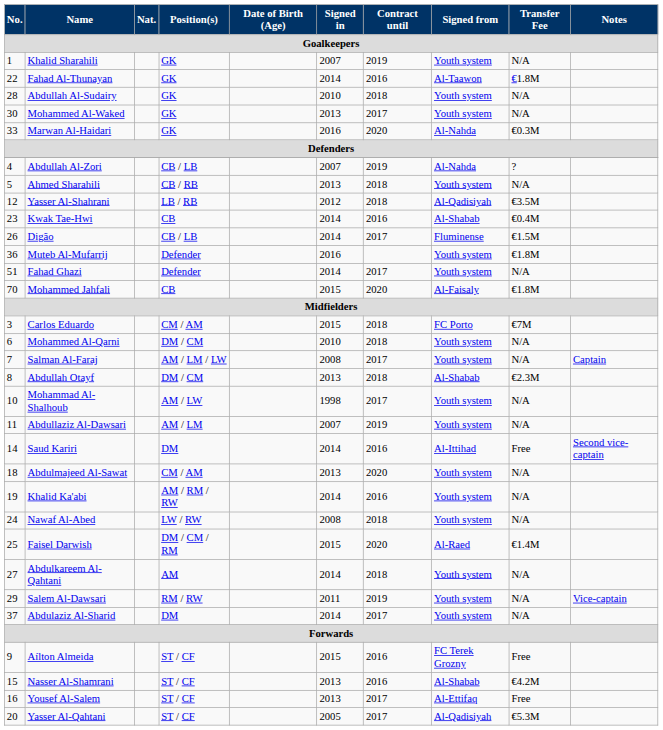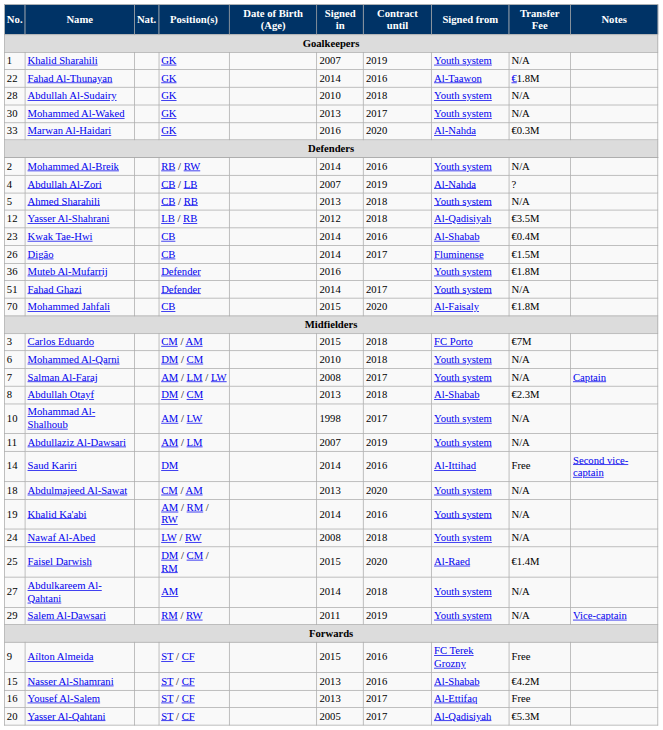+ row: (73, 166)
(179, 237) CB / LB -> (168, 254) CB
- row: (71, 616)
